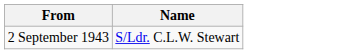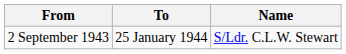+ column: (161, 15)
